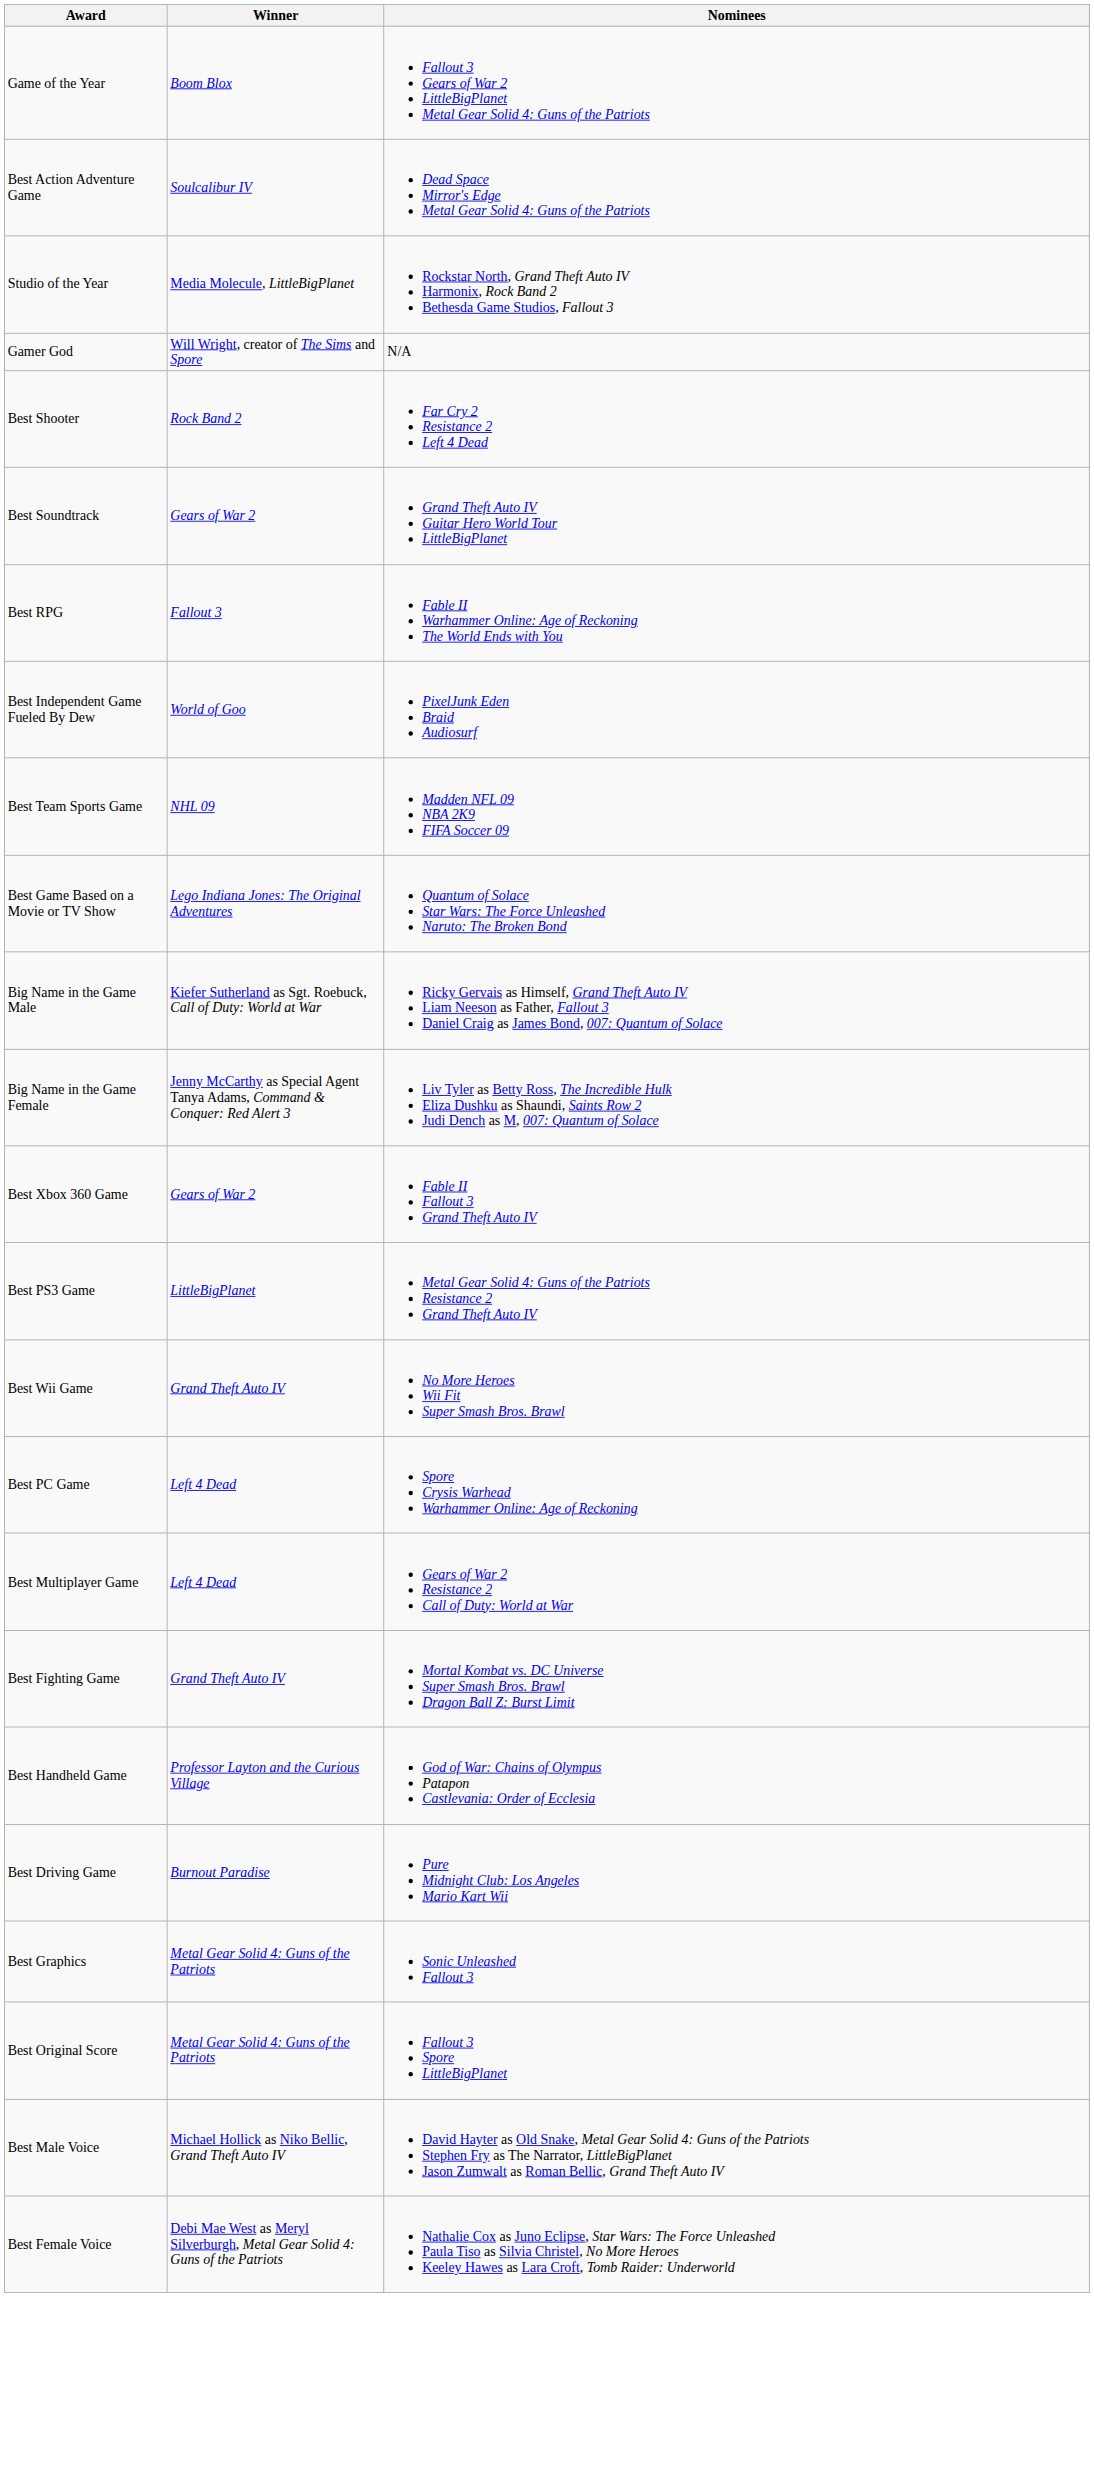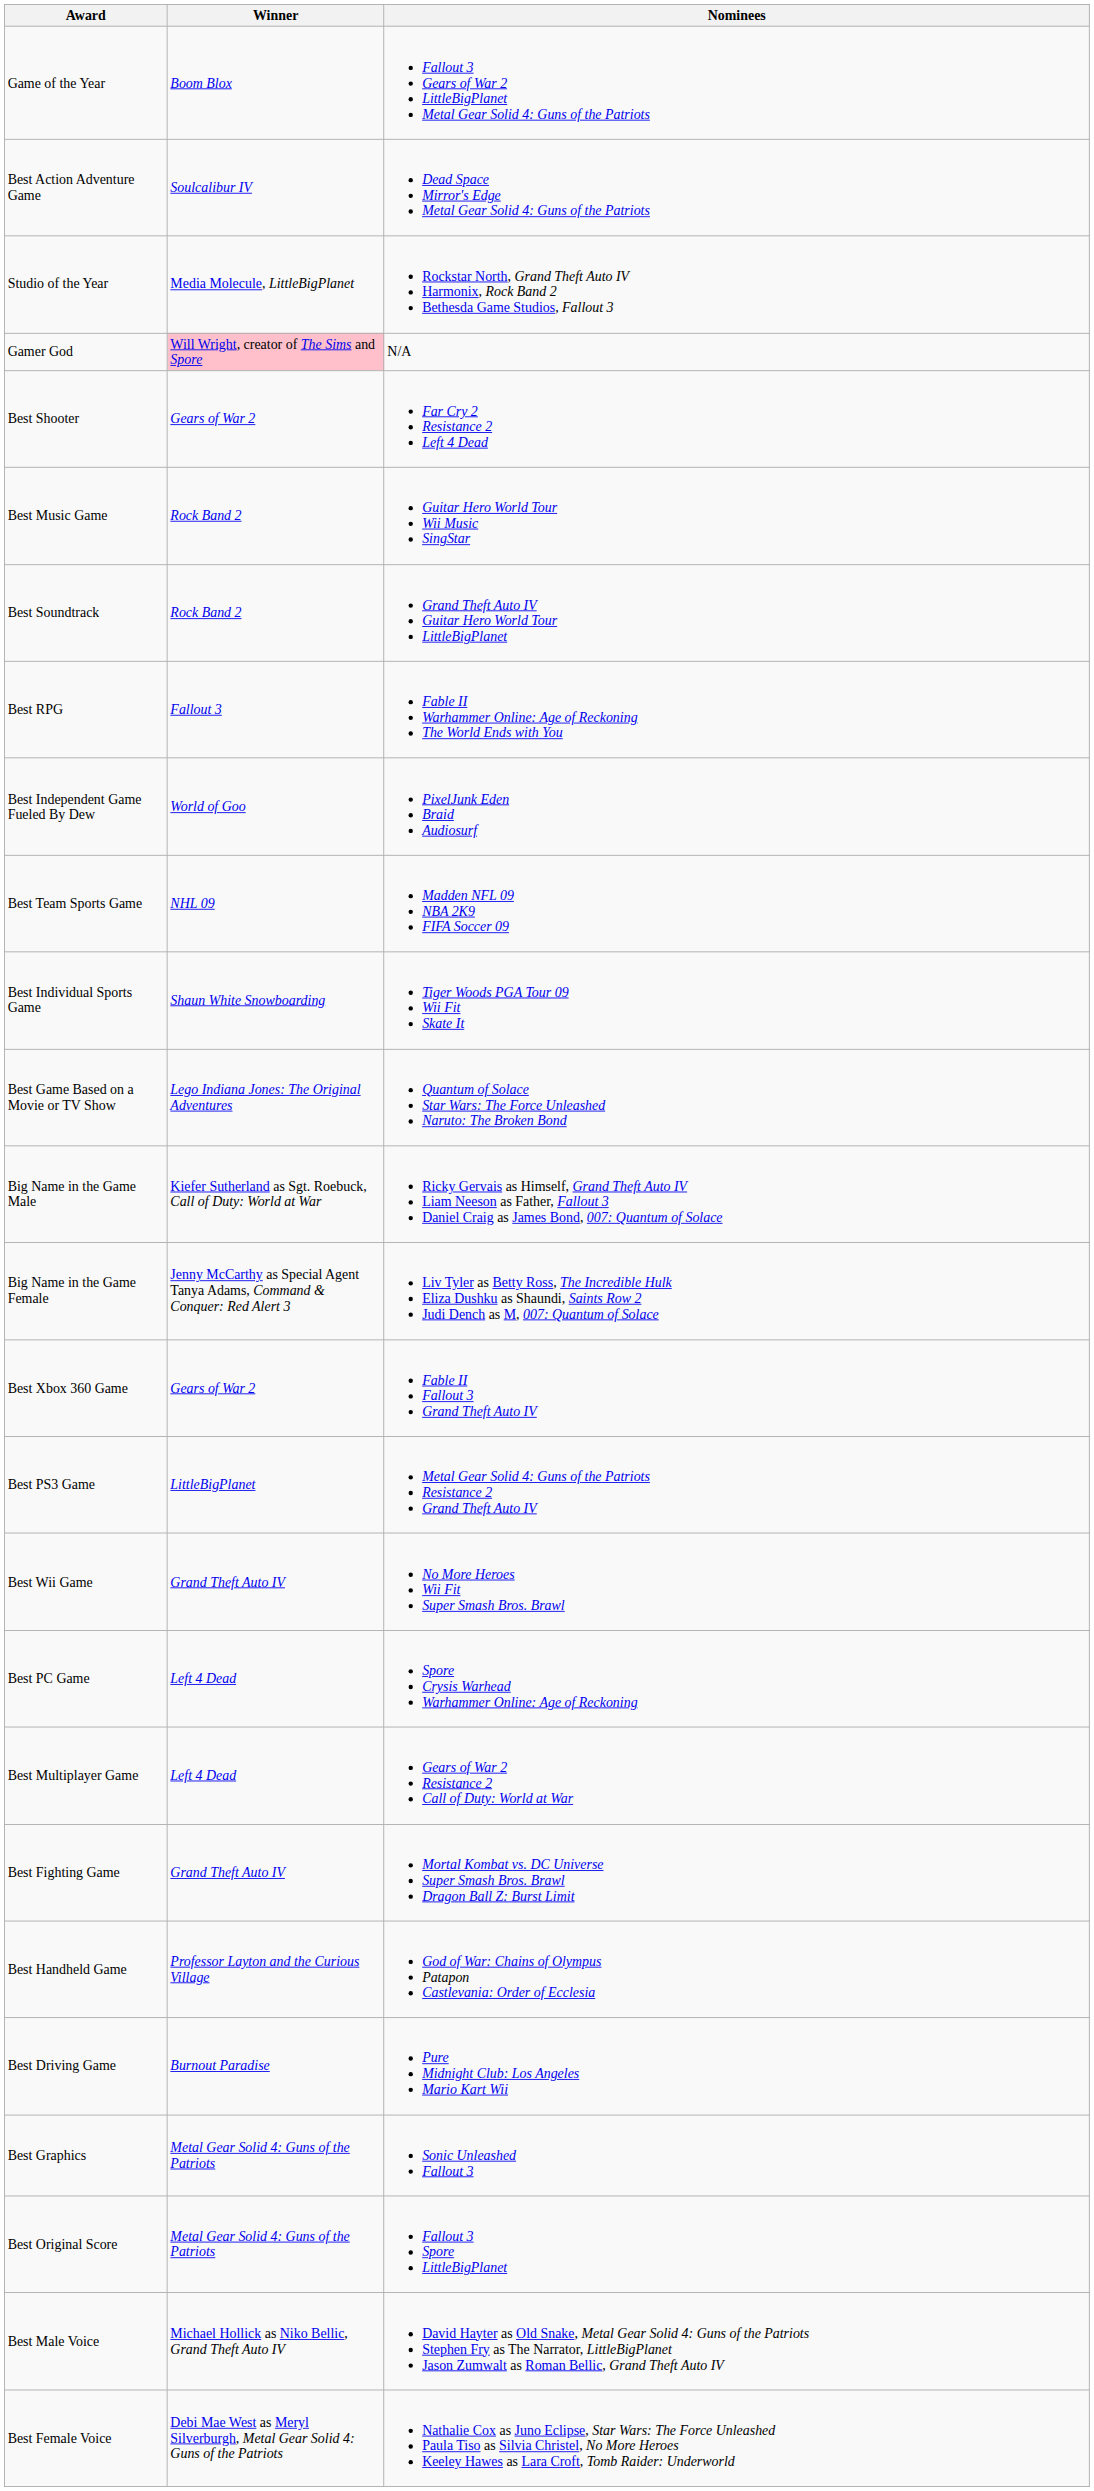(273, 351) no background -> (273, 351) pink background
(206, 419) Rock Band 2 -> (213, 419) Gears of War 2
+ row: (58, 516)
(213, 516) Gears of War 2 -> (206, 612) Rock Band 2
+ row: (70, 1000)
